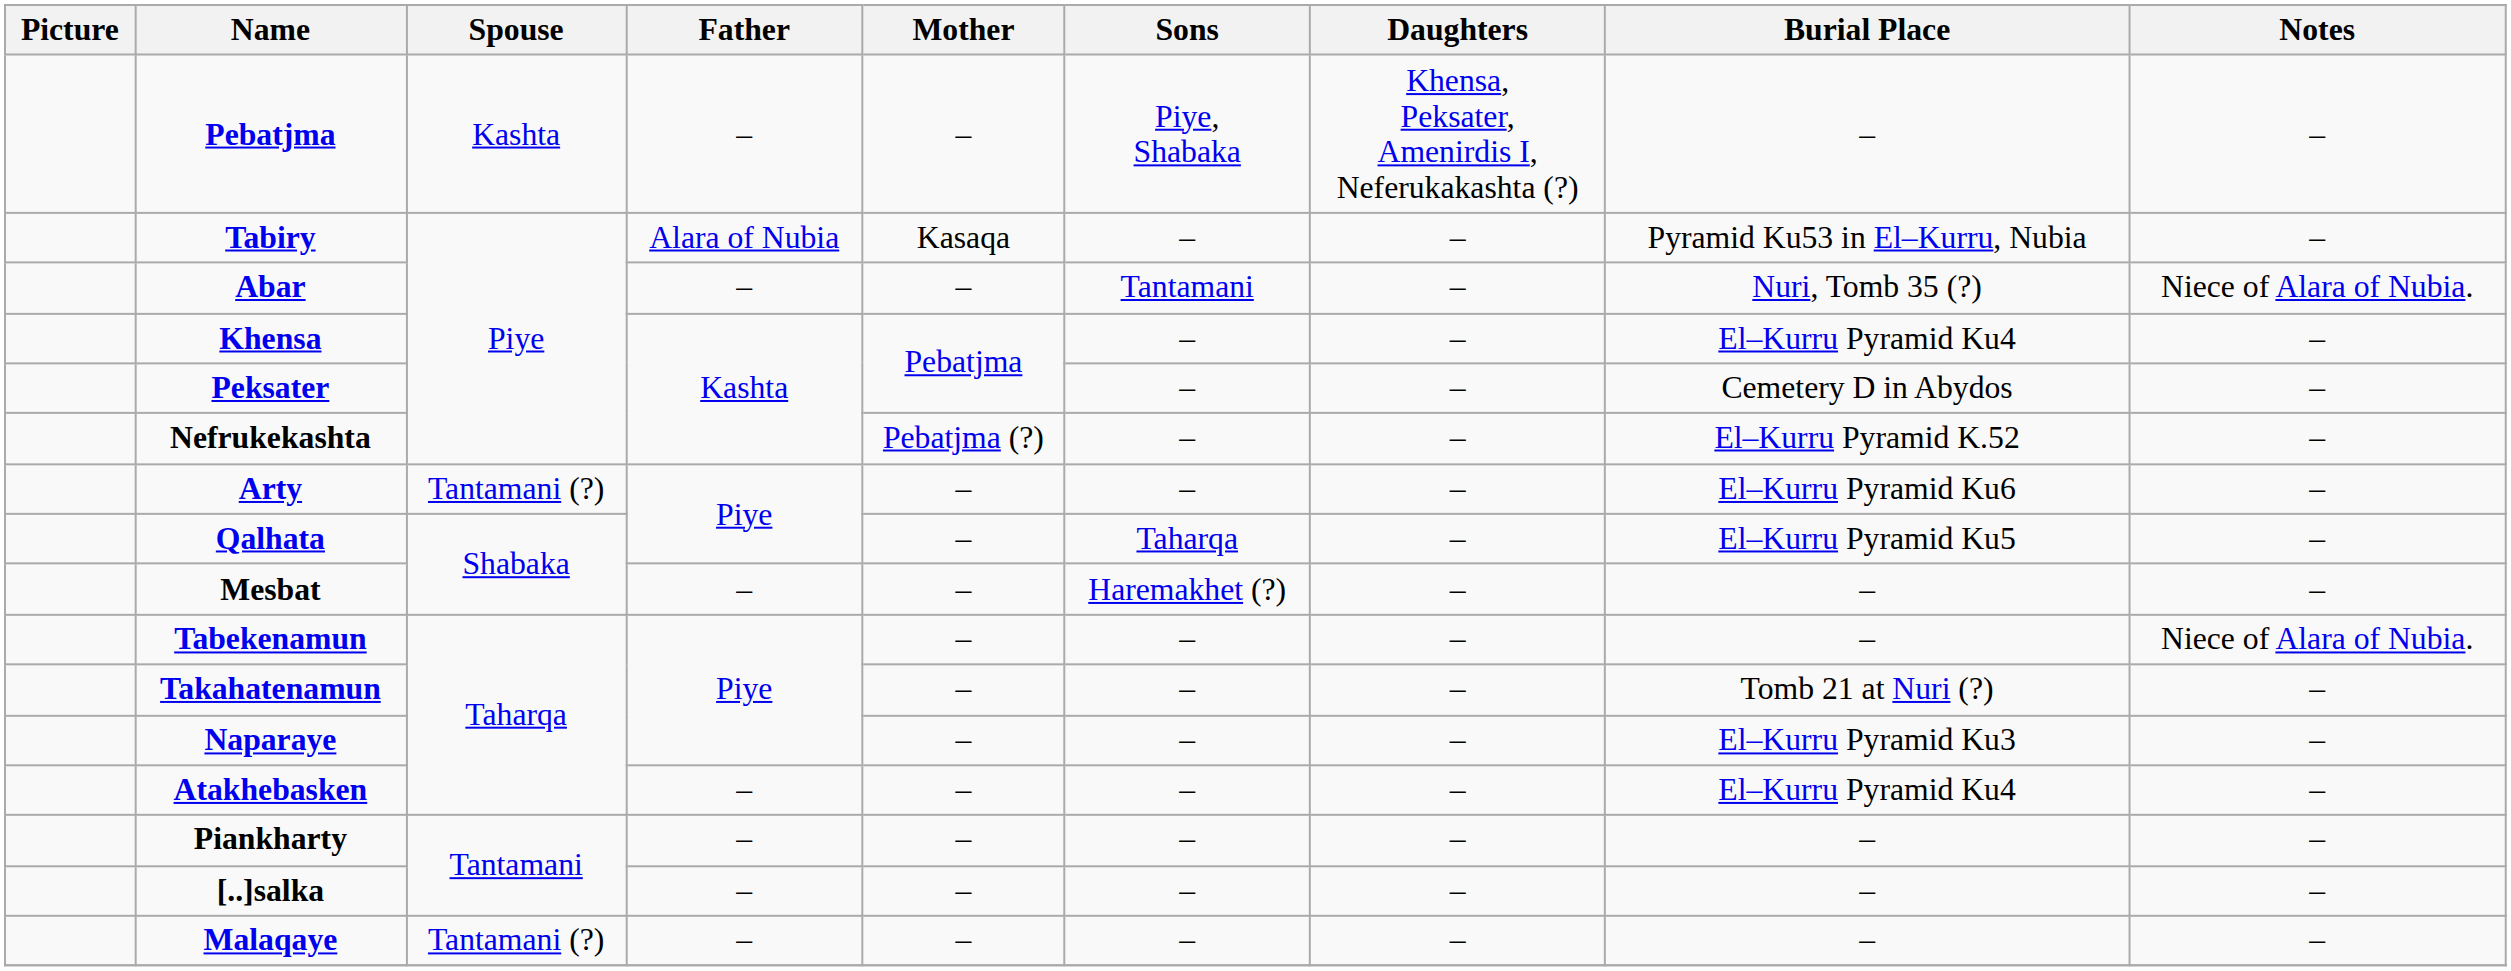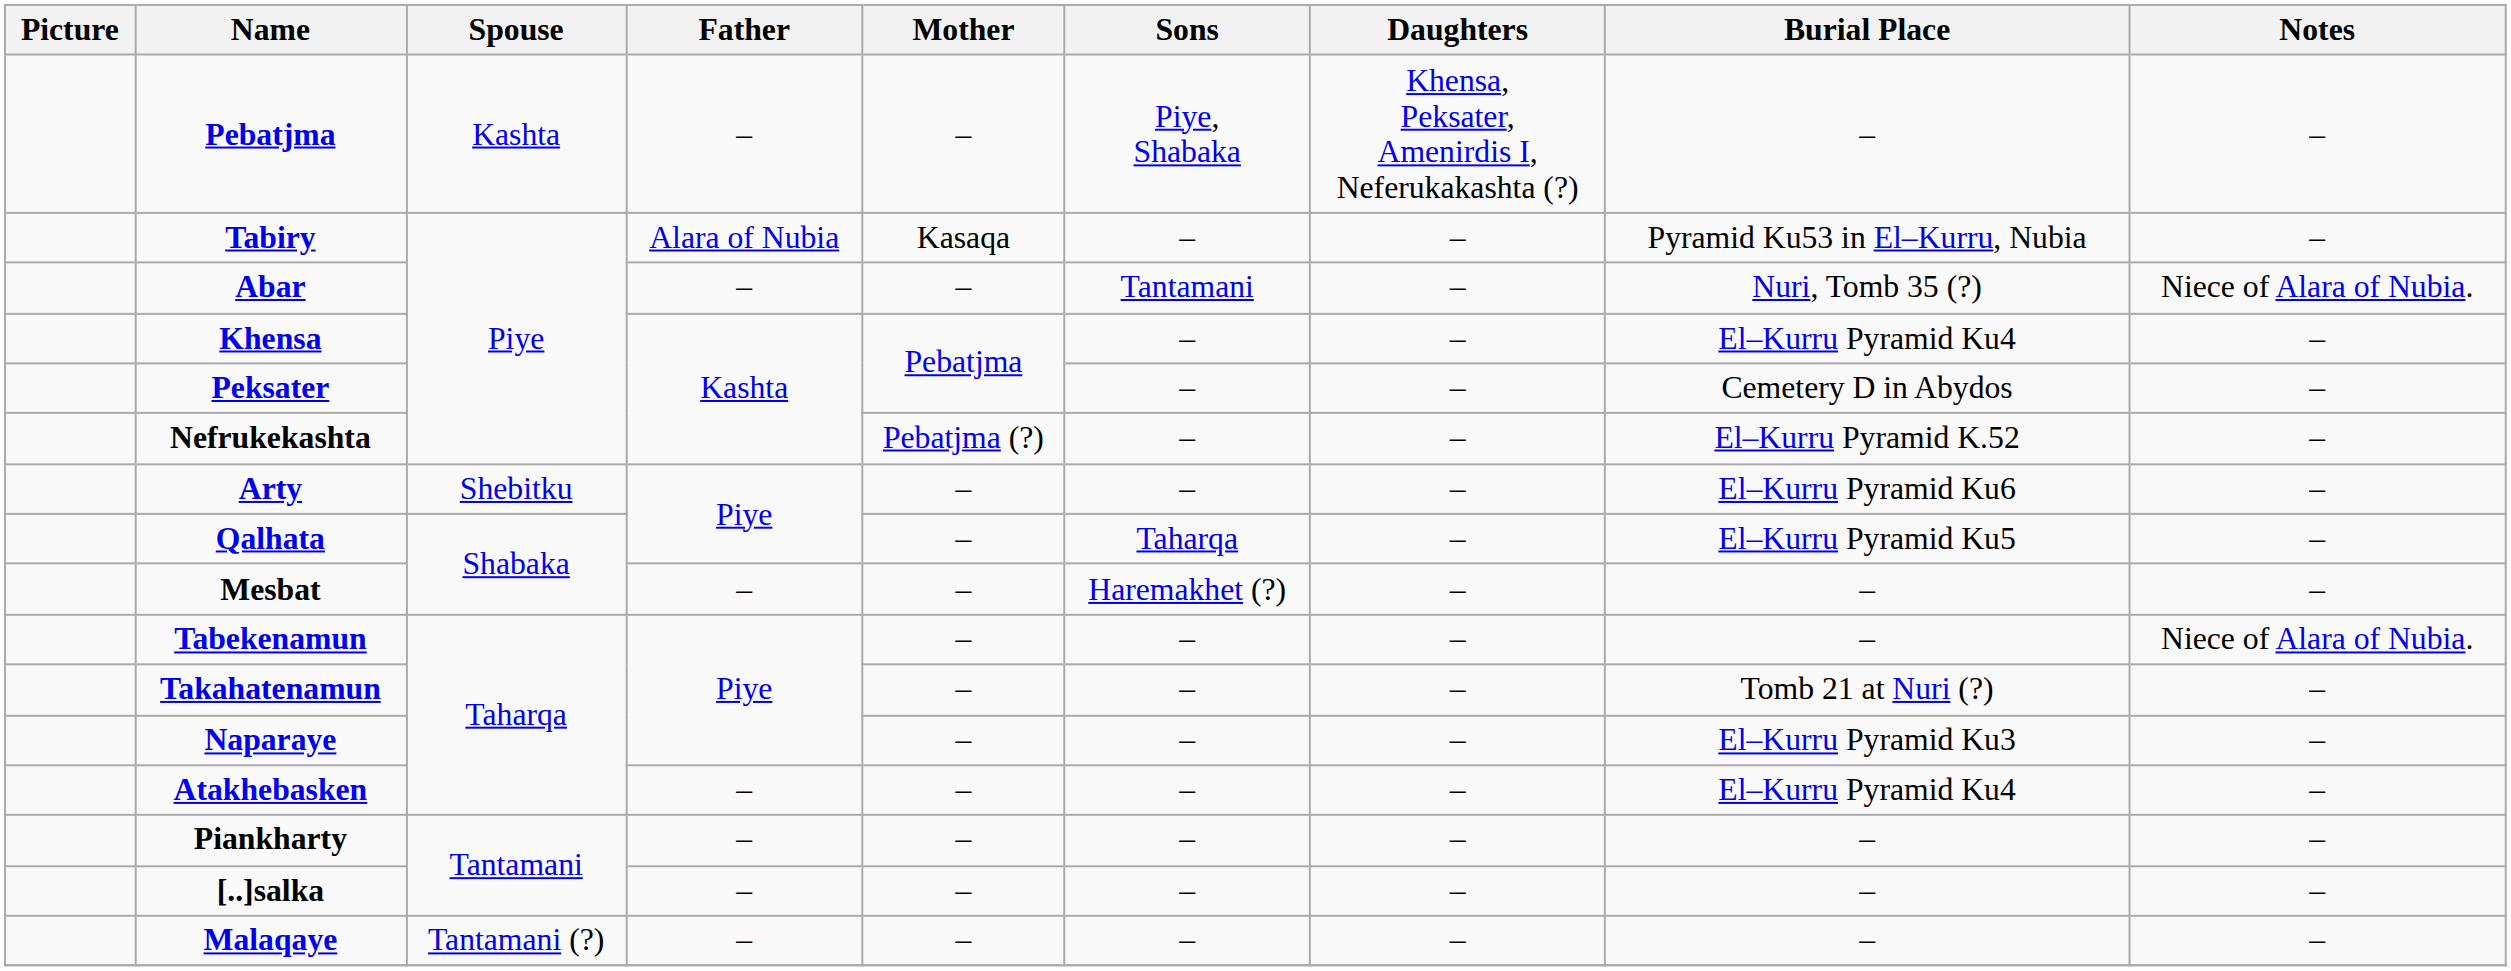(516, 488) Tantamani (?) -> (516, 488) Shebitku
